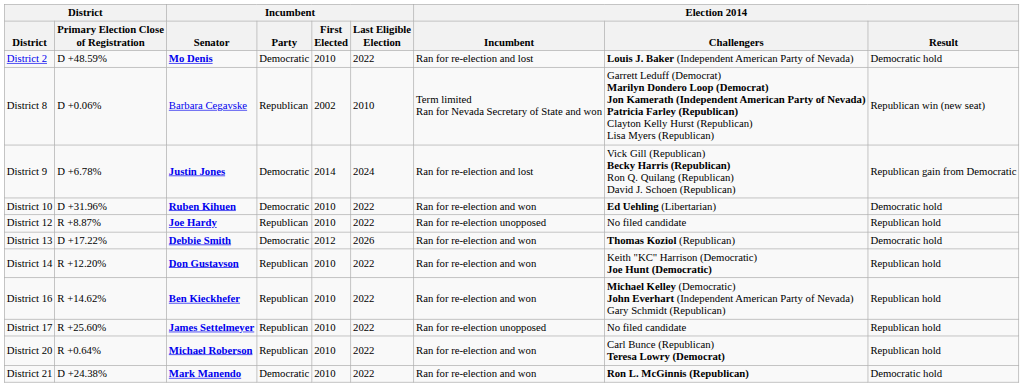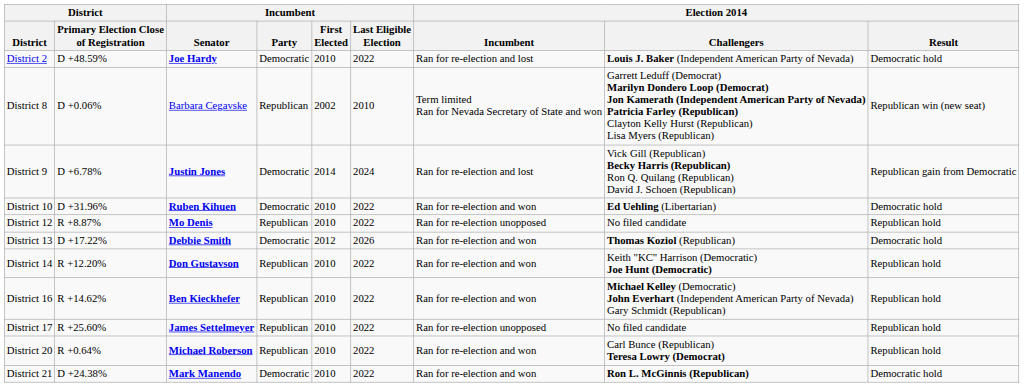(191, 59) Mo Denis -> (193, 59) Joe Hardy
(193, 223) Joe Hardy -> (191, 223) Mo Denis
